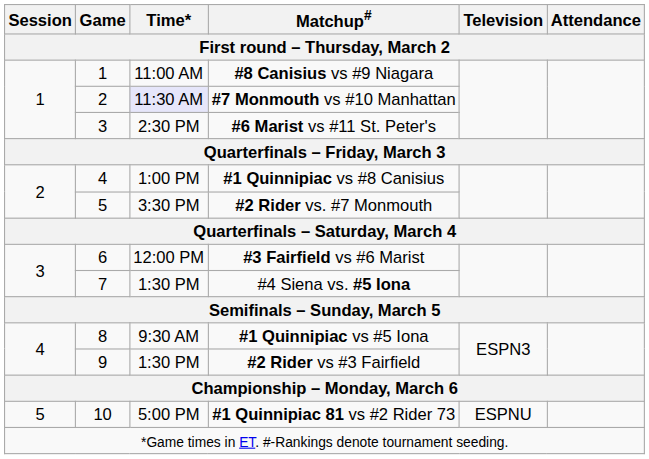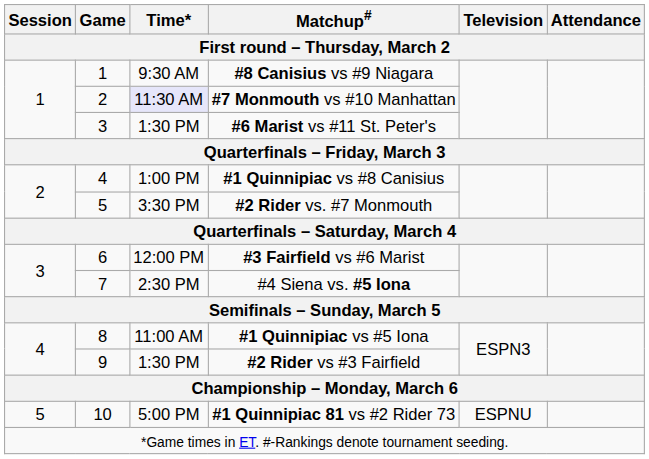(169, 74) 11:00 AM -> (169, 74) 9:30 AM
(169, 126) 2:30 PM -> (169, 126) 1:30 PM
(169, 283) 1:30 PM -> (169, 283) 2:30 PM
(169, 336) 9:30 AM -> (169, 336) 11:00 AM
